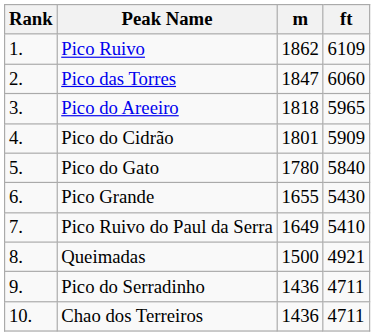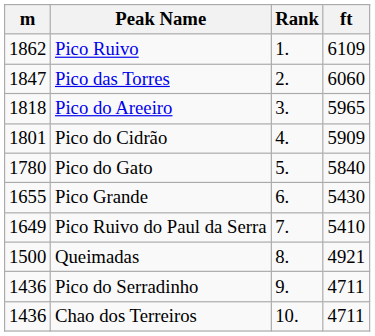columns swapped: (31, 19) <-> (300, 19)
